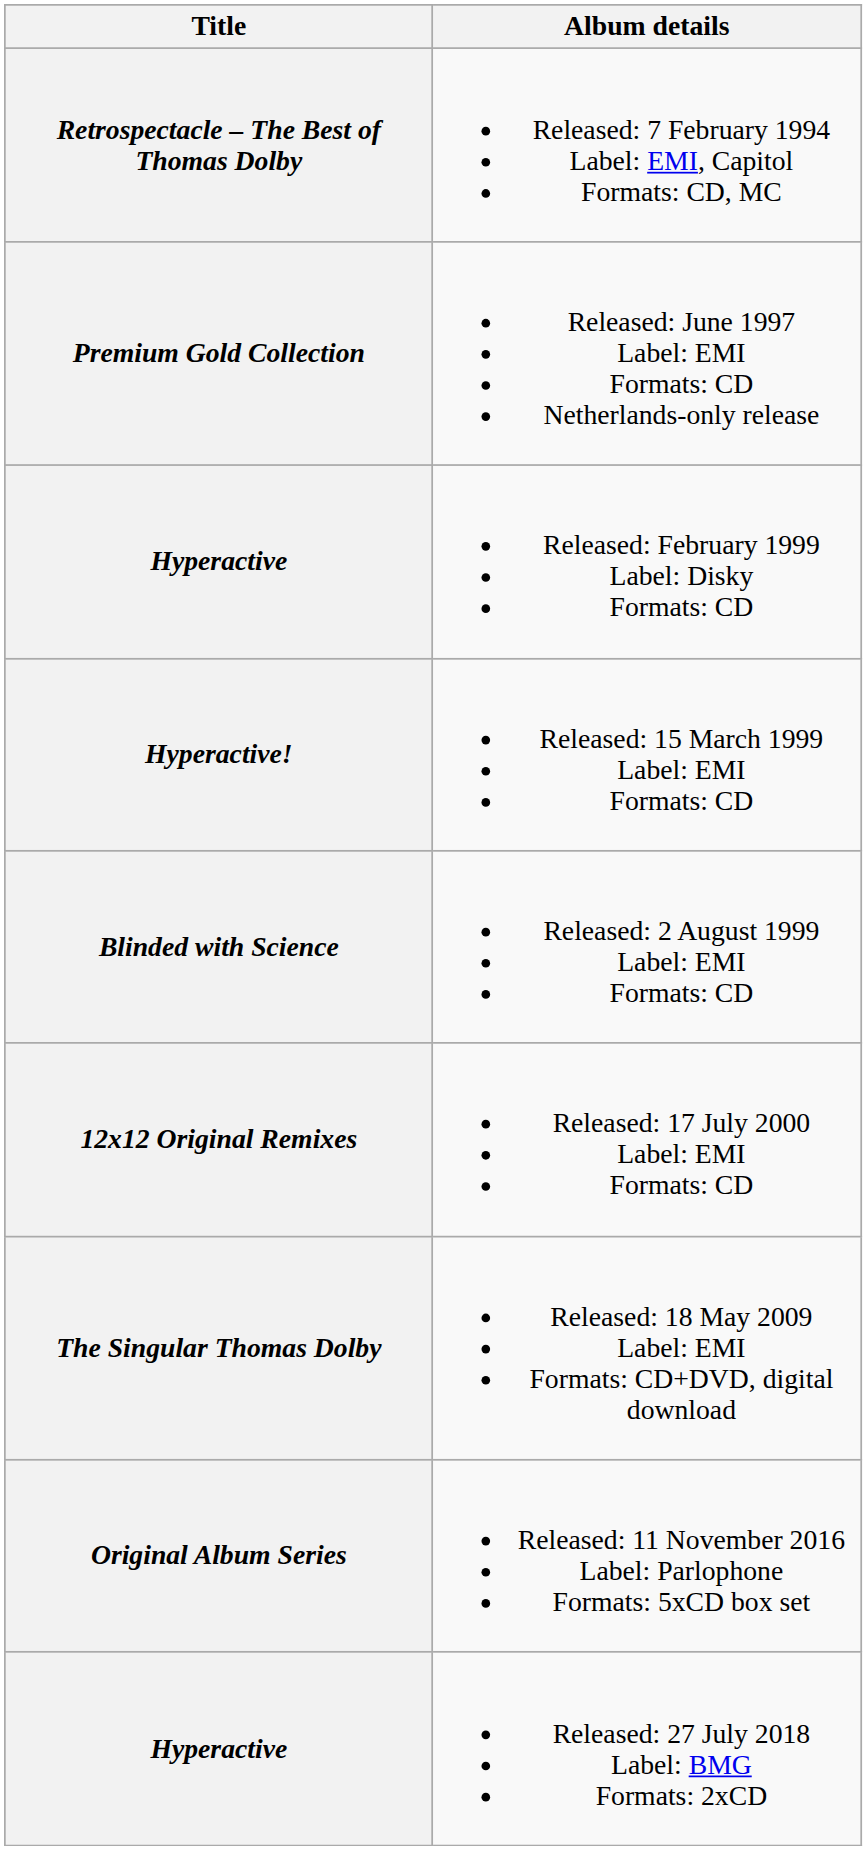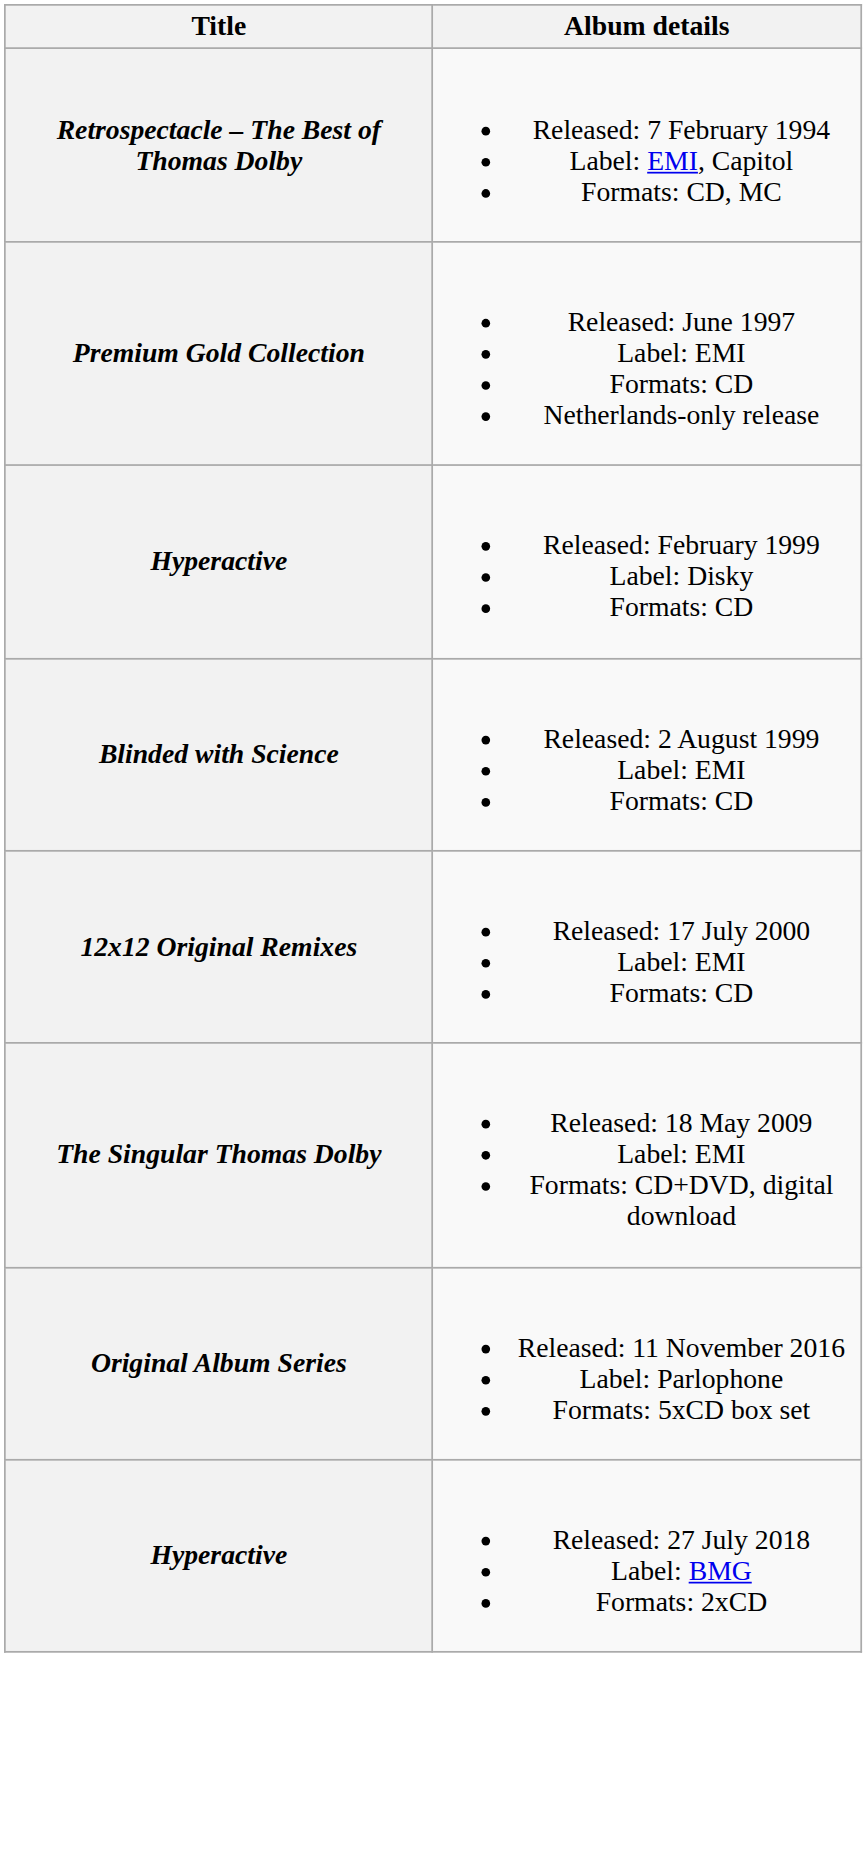- row: (647, 770)
